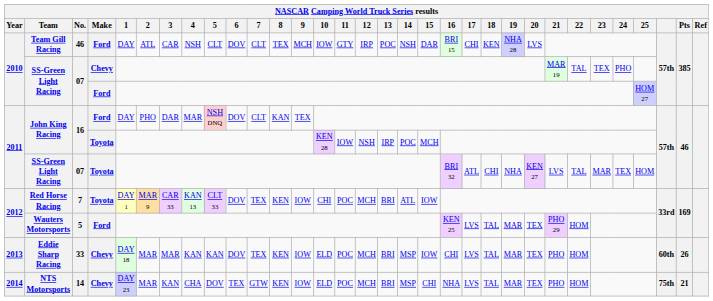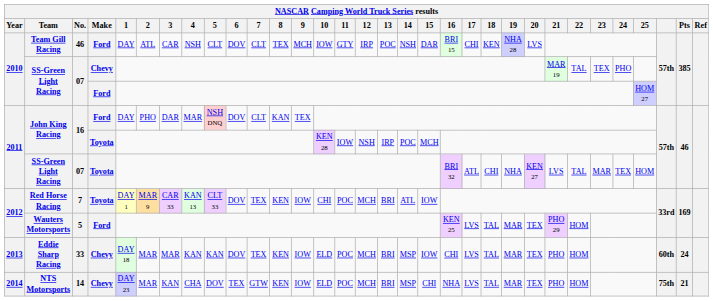(685, 254) 26 -> (685, 254) 24
